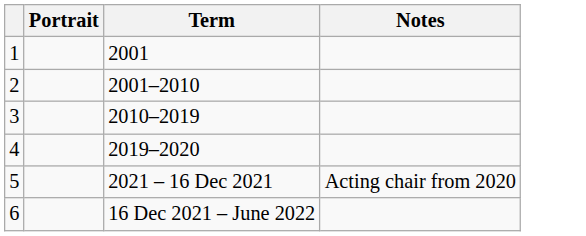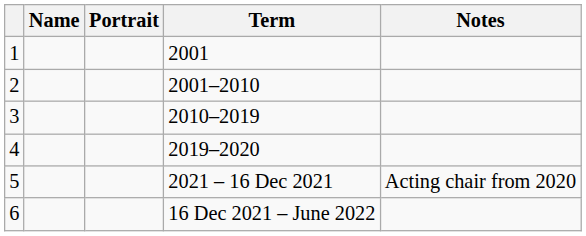+ column: (54, 20)
